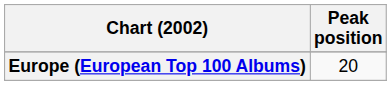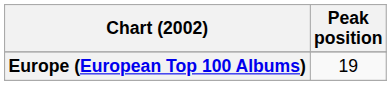(348, 66) 20 -> (348, 66) 19
